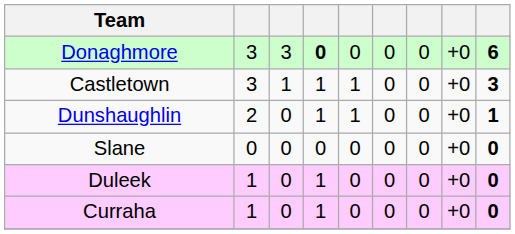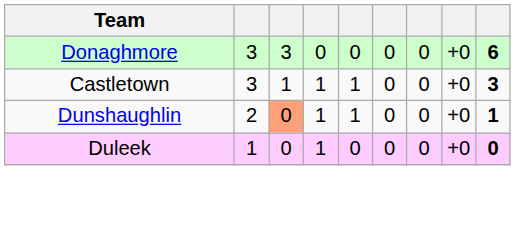(321, 52) bold -> (321, 52) normal
(286, 116) no background -> (286, 116) lightsalmon background
- row: (120, 148)
- row: (120, 212)
